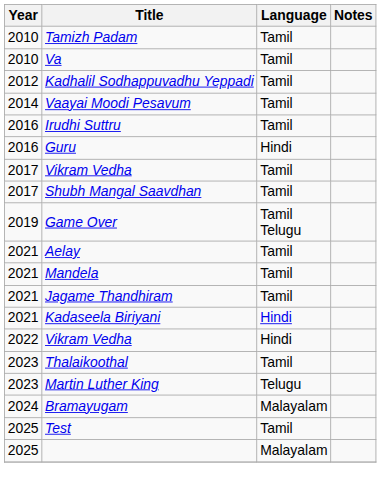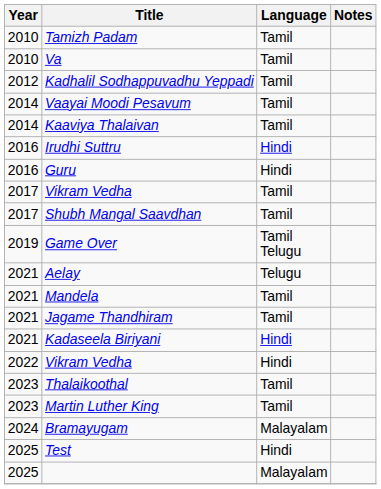+ row: (23, 125)
(276, 125) Tamil -> (276, 147) Hindi
(276, 251) Tamil -> (281, 274) Telugu
(281, 384) Telugu -> (276, 406) Tamil
(276, 428) Tamil -> (276, 450) Hindi
